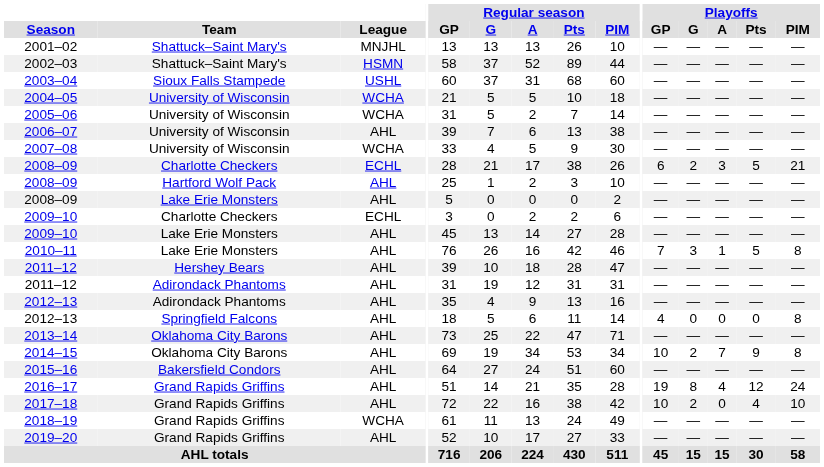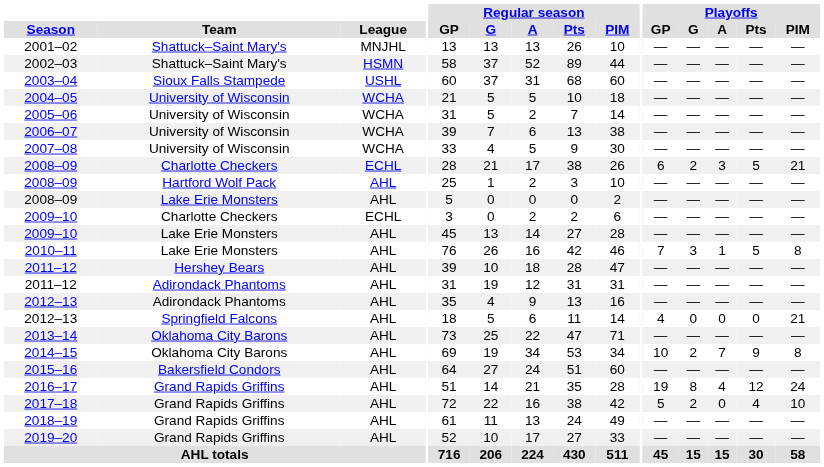(383, 131) AHL -> (383, 131) WCHA
(798, 318) 8 -> (798, 318) 21
(661, 403) 10 -> (661, 403) 5
(383, 420) WCHA -> (383, 420) AHL
